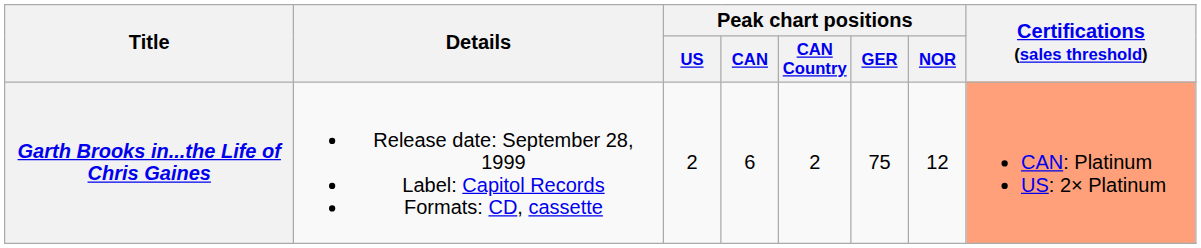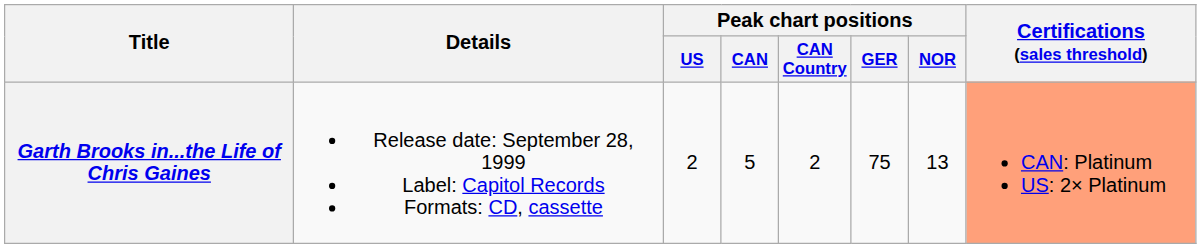(750, 162) 6 -> (750, 162) 5
(937, 162) 12 -> (937, 162) 13
